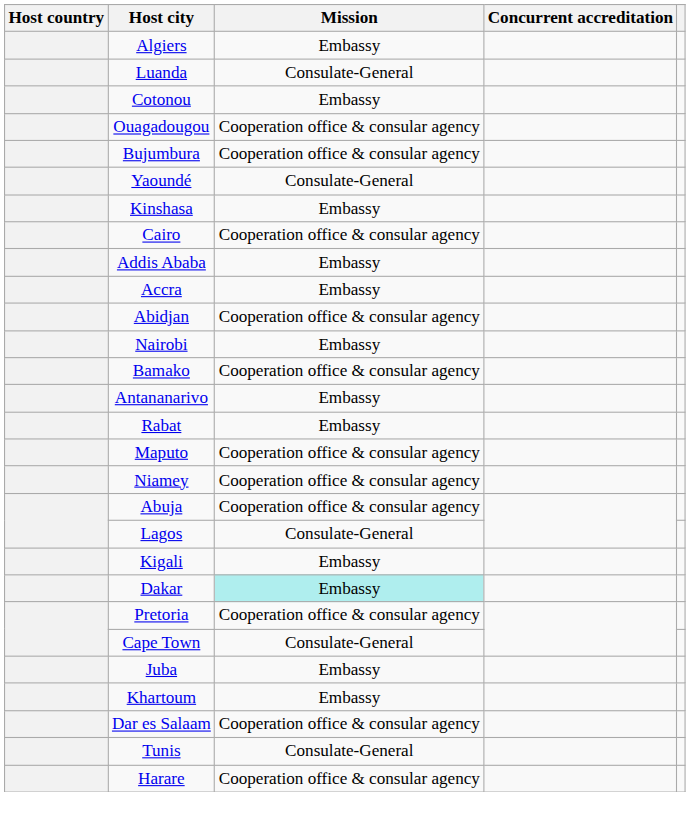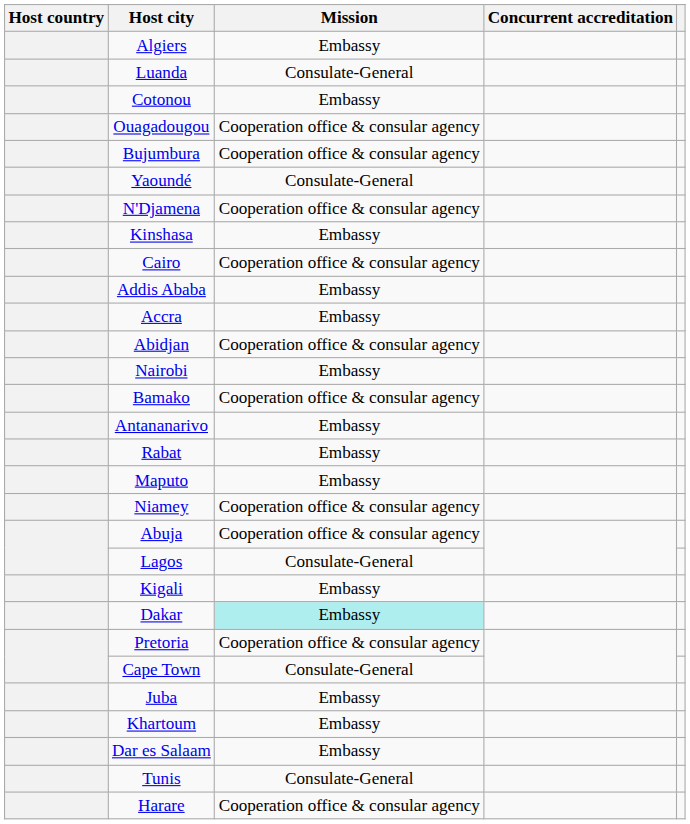+ row: (161, 208)
(349, 452) Cooperation office & consular agency -> (349, 479) Embassy
(349, 724) Cooperation office & consular agency -> (349, 751) Embassy
